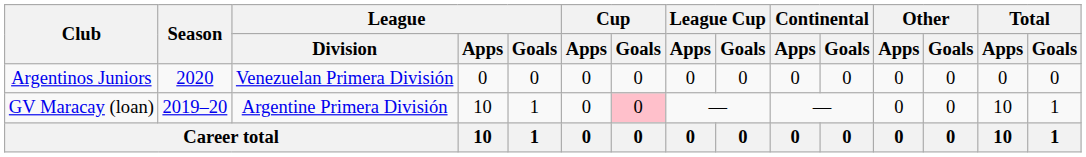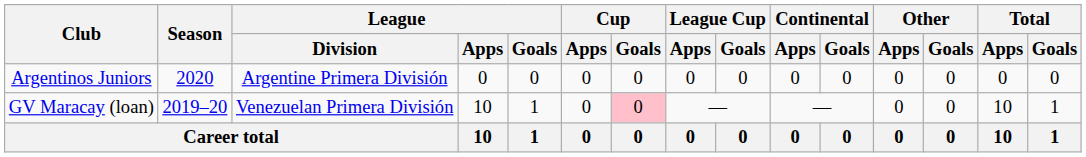(345, 78) Venezuelan Primera División -> (345, 78) Argentine Primera División
(345, 107) Argentine Primera División -> (345, 107) Venezuelan Primera División
